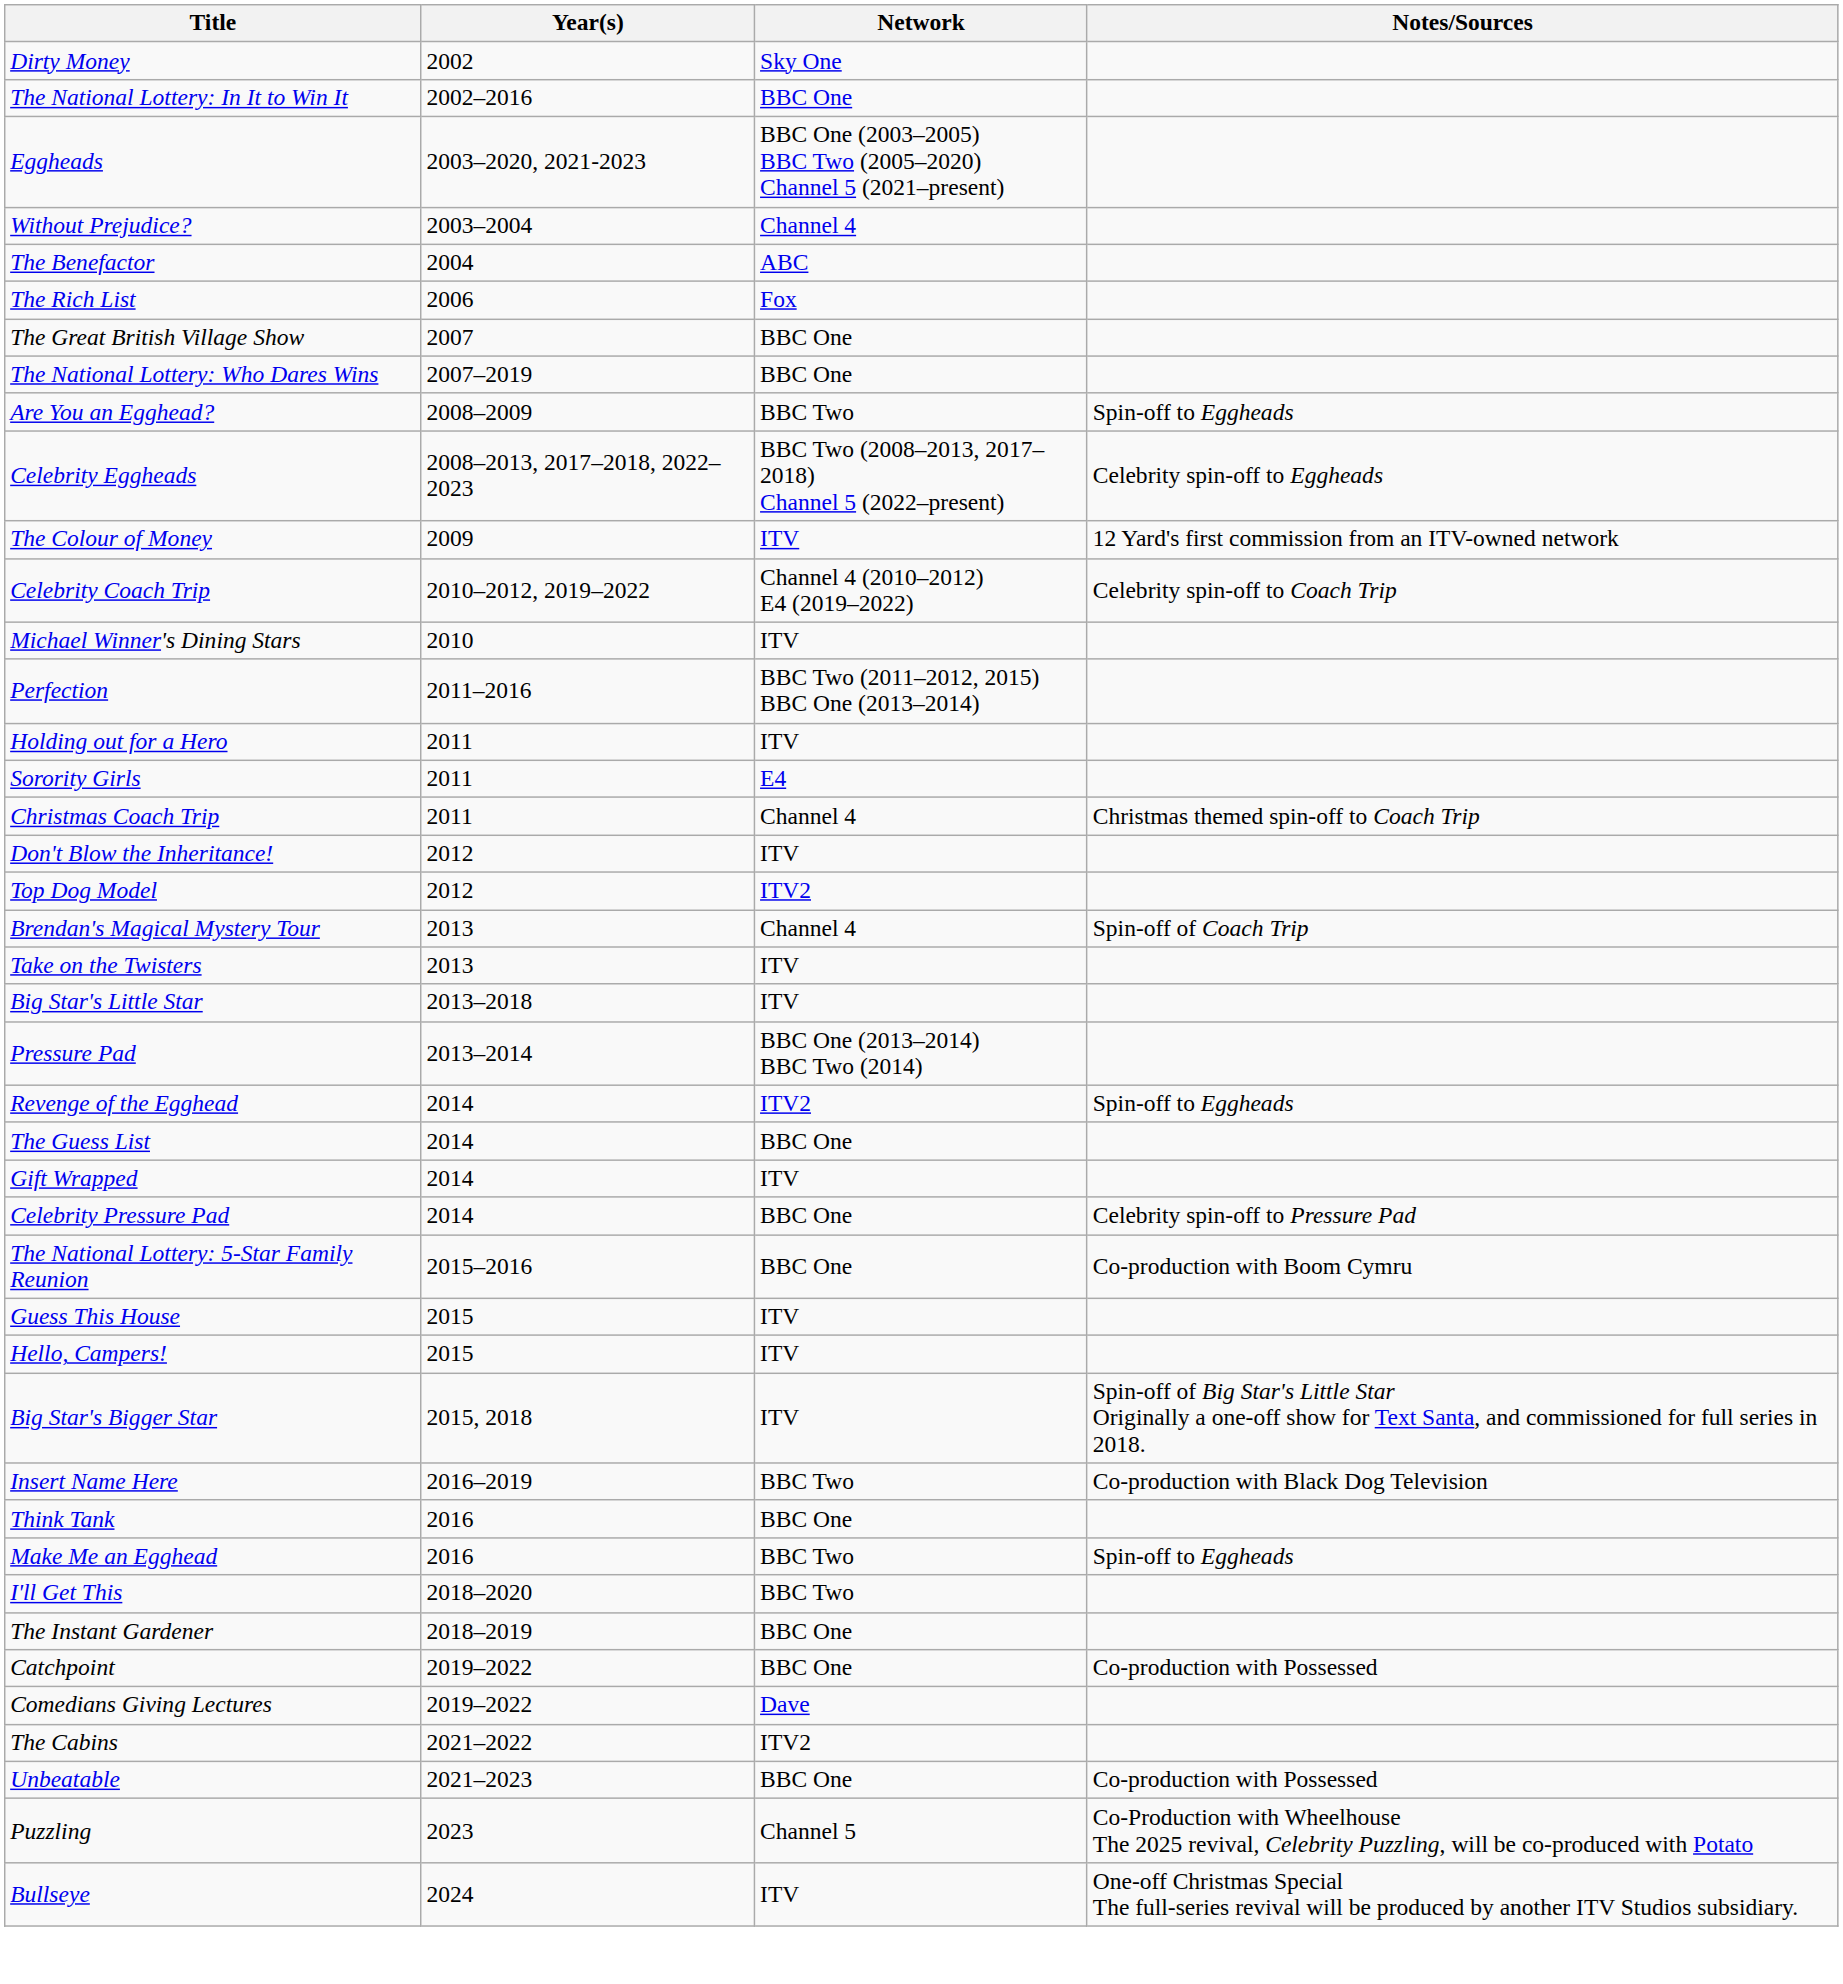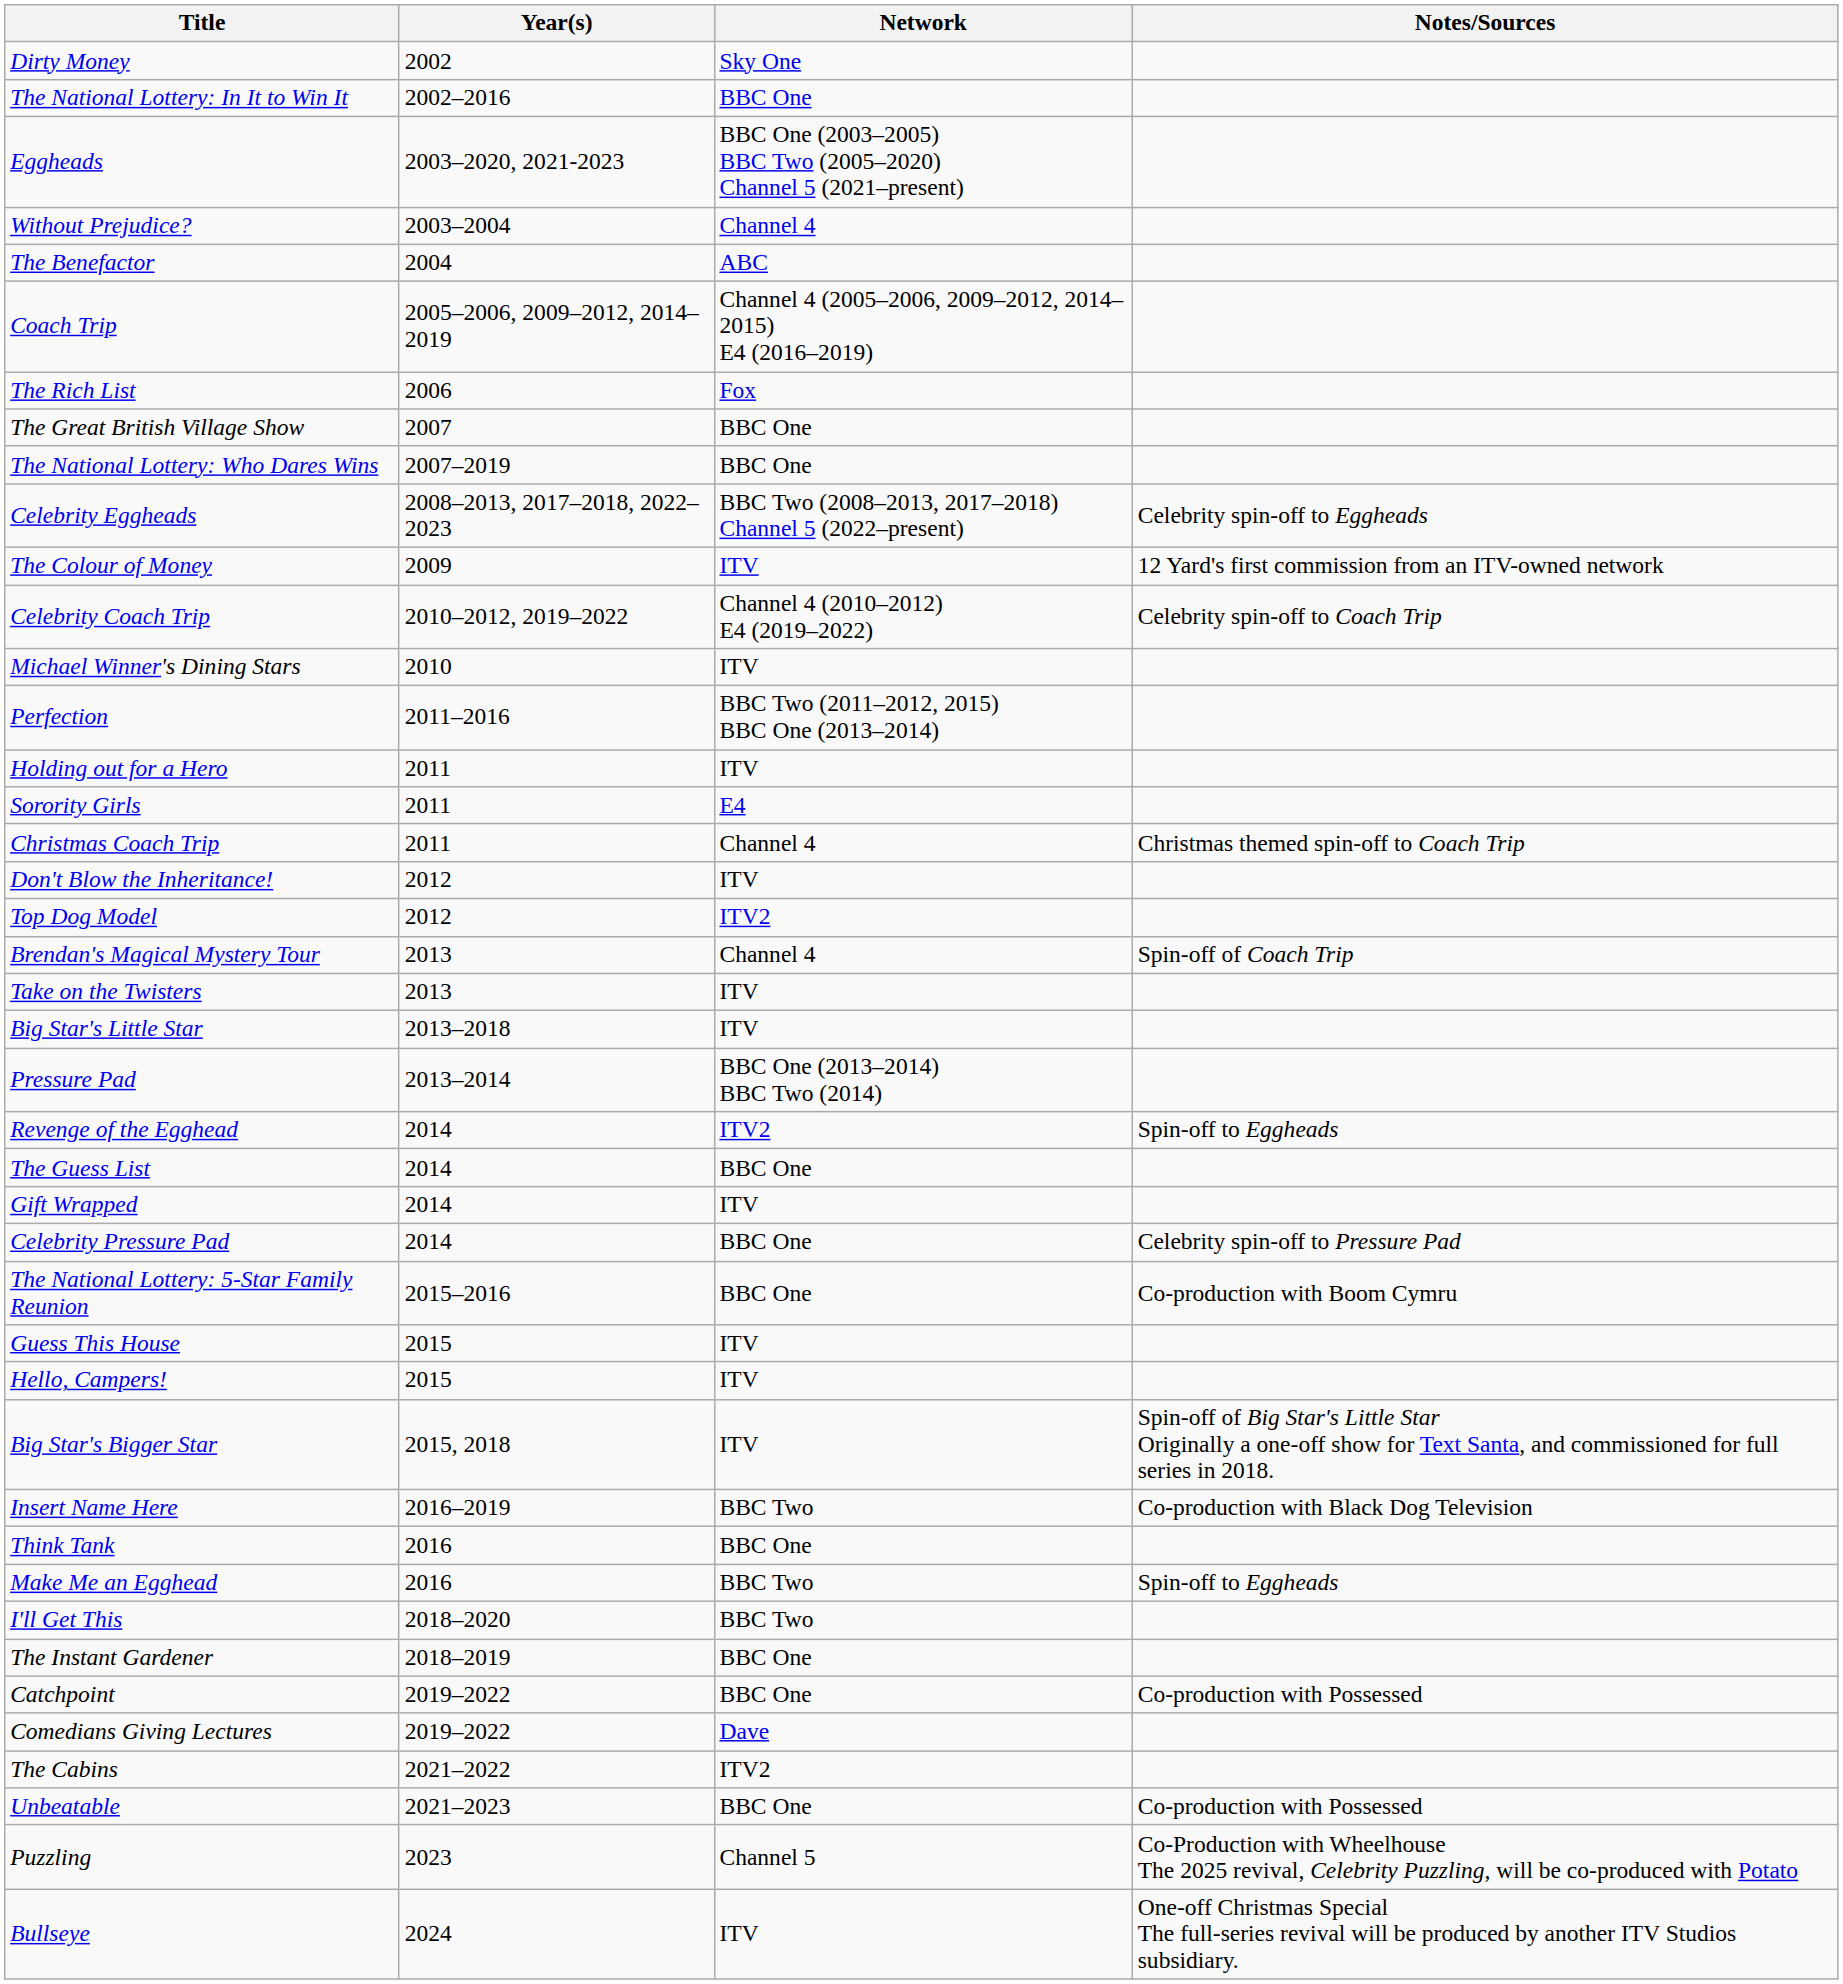+ row: (63, 326)
- row: (112, 411)
